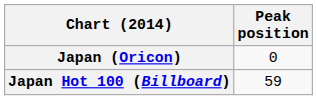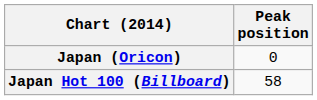(273, 82) 59 -> (273, 82) 58
